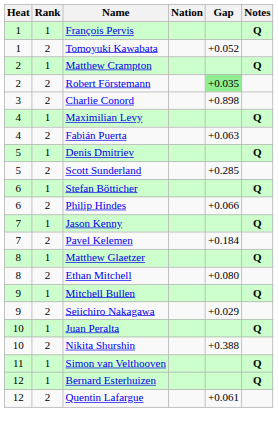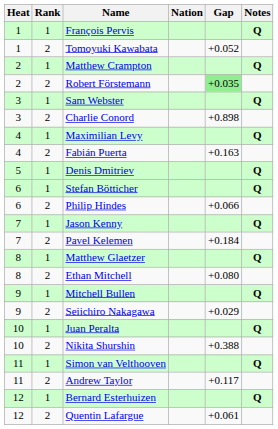+ row: (95, 100)
(224, 135) +0.063 -> (224, 153) +0.163
- row: (103, 170)
+ row: (99, 380)
